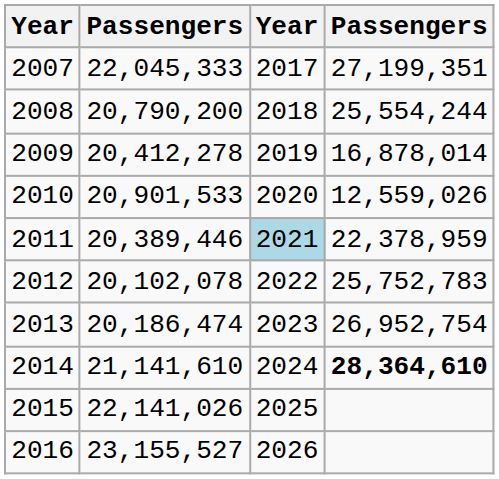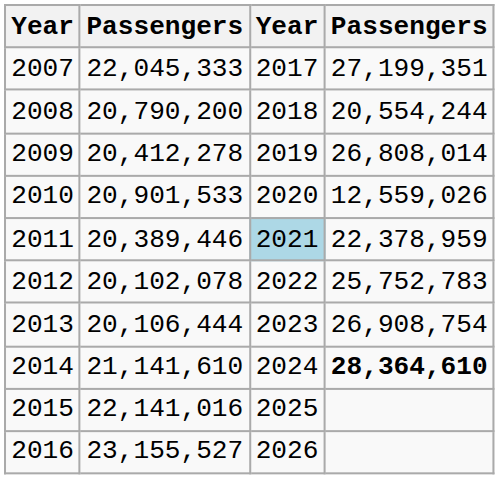(409, 111) 25,554,244 -> (409, 111) 20,554,244
(409, 154) 16,878,014 -> (409, 154) 26,808,014
(165, 324) 20,186,474 -> (165, 324) 20,106,444
(409, 324) 26,952,754 -> (409, 324) 26,908,754
(165, 410) 22,141,026 -> (165, 410) 22,141,016
